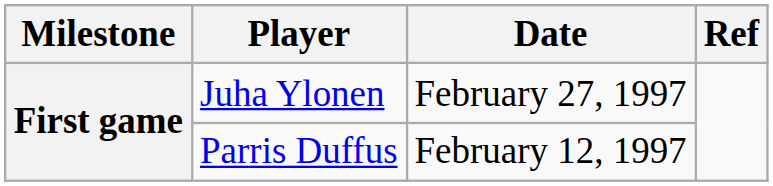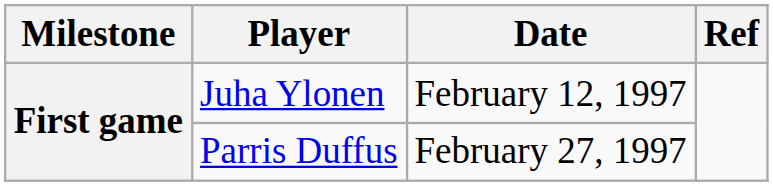(551, 92) February 27, 1997 -> (551, 92) February 12, 1997
(551, 151) February 12, 1997 -> (551, 151) February 27, 1997
